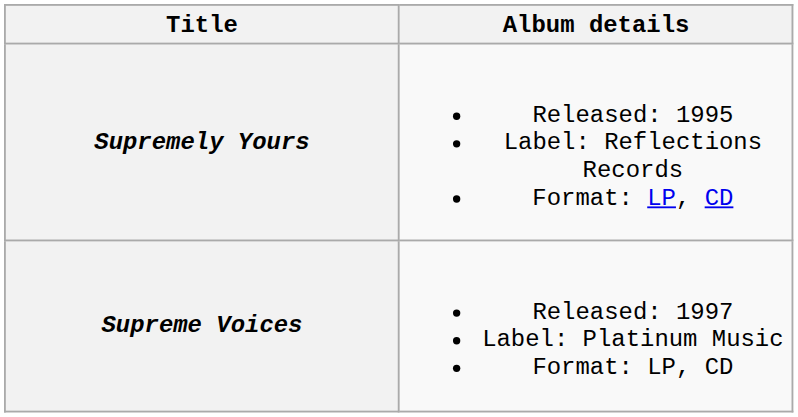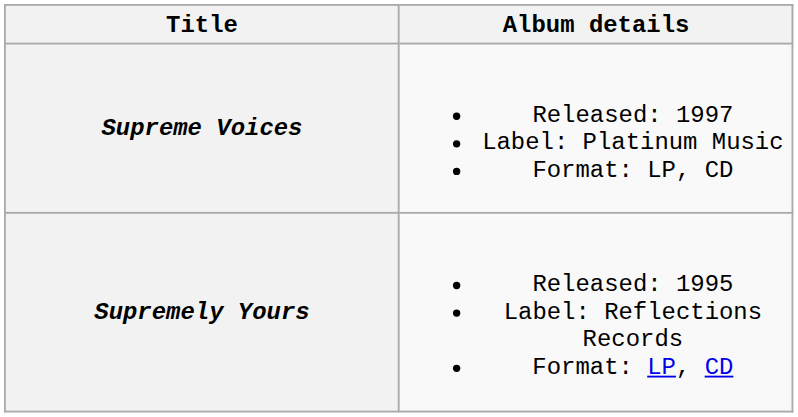rows swapped: (202, 143) <-> (202, 326)
